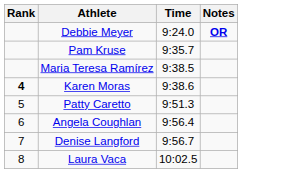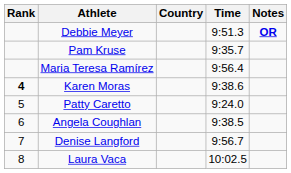+ column: (181, 13)
(178, 31) 9:24.0 -> (228, 31) 9:51.3
(178, 68) 9:38.5 -> (228, 68) 9:56.4
(178, 104) 9:51.3 -> (228, 104) 9:24.0
(178, 123) 9:56.4 -> (228, 123) 9:38.5
